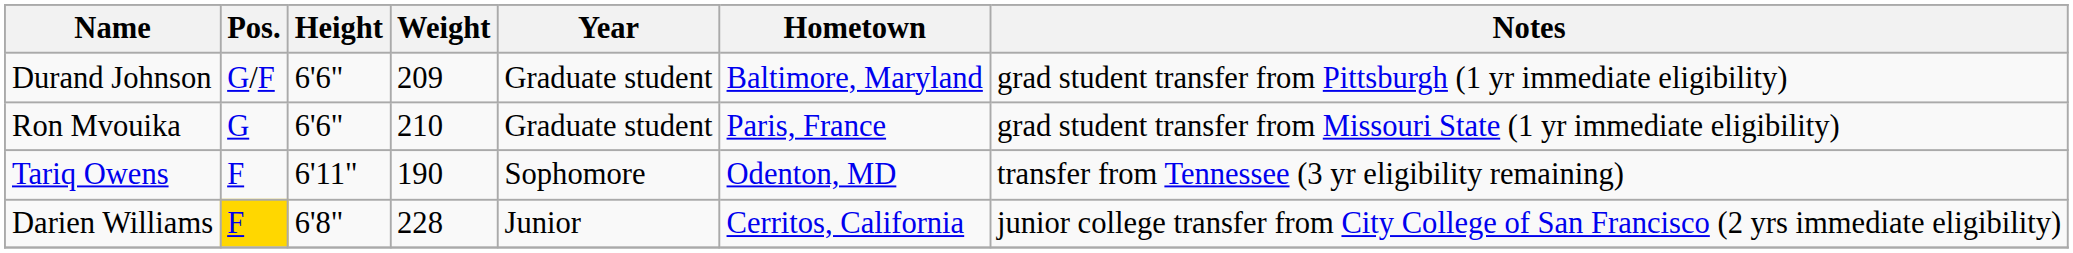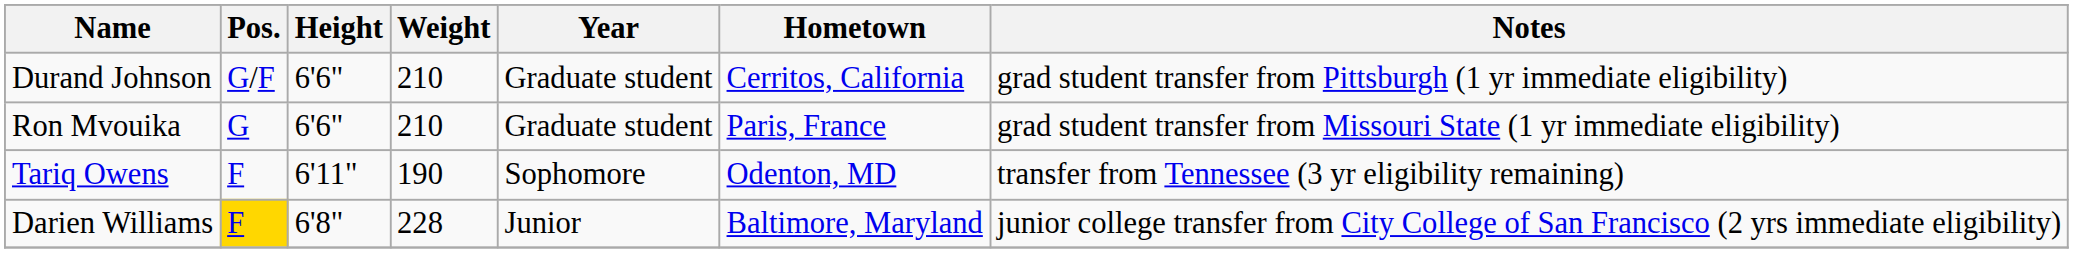(420, 77) 209 -> (420, 77) 210
(855, 77) Baltimore, Maryland -> (845, 77) Cerritos, California
(845, 222) Cerritos, California -> (855, 222) Baltimore, Maryland
